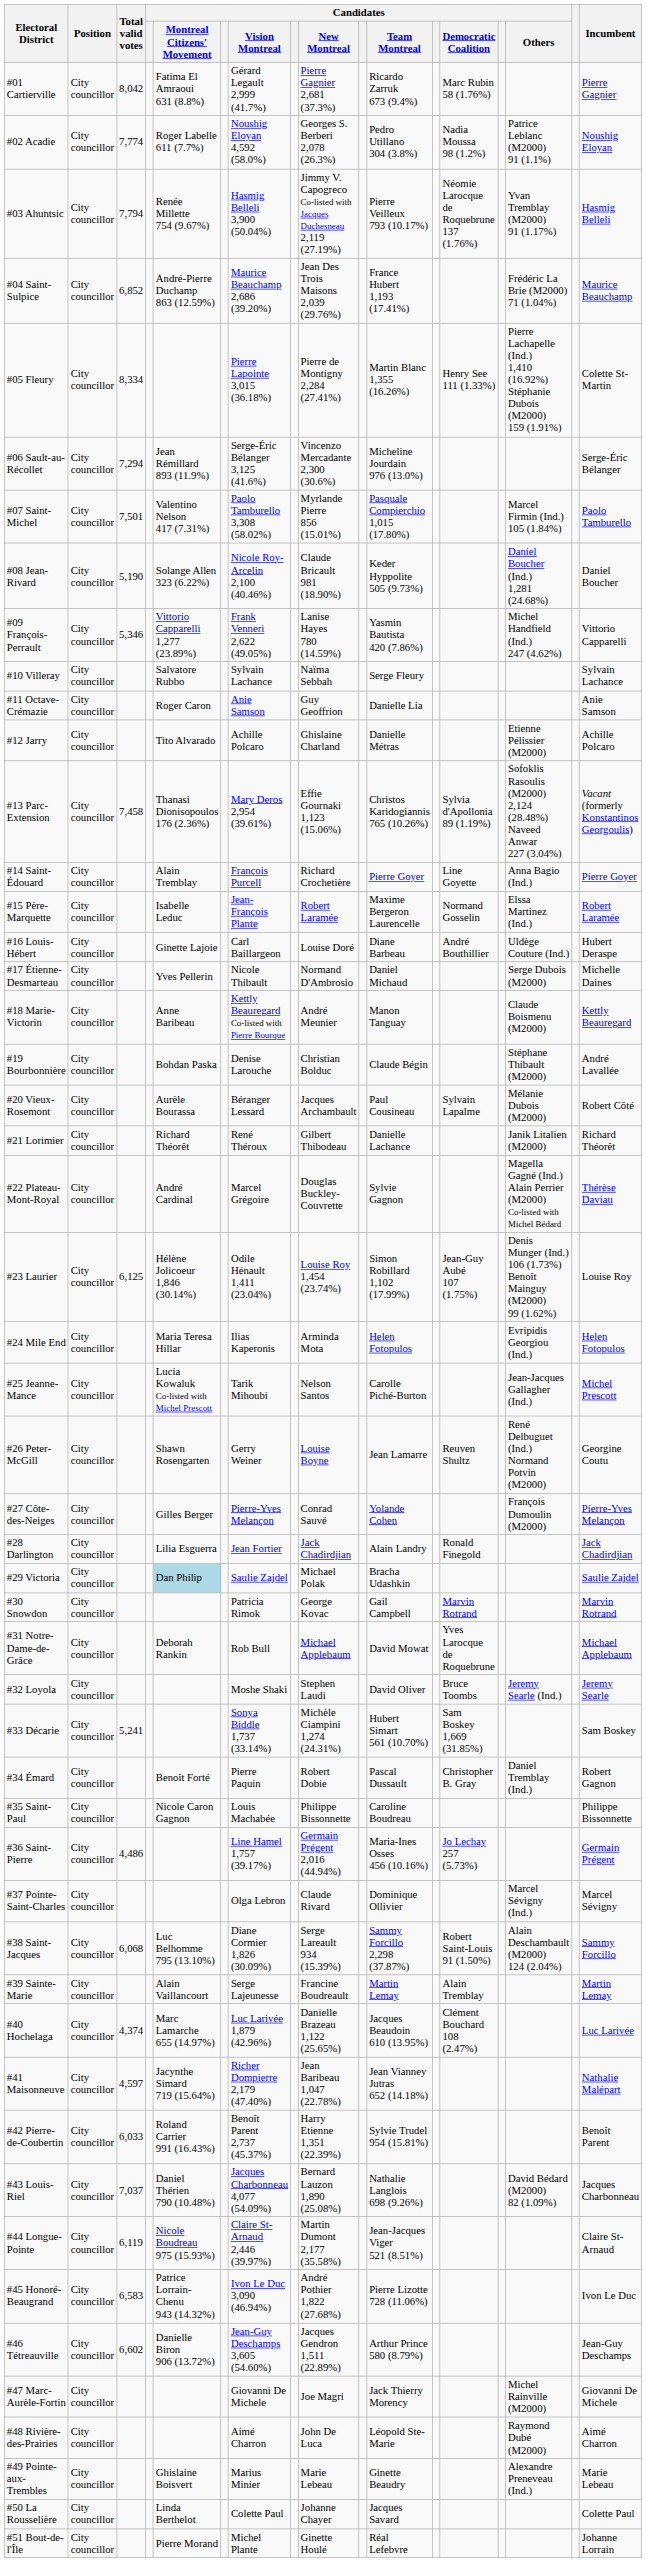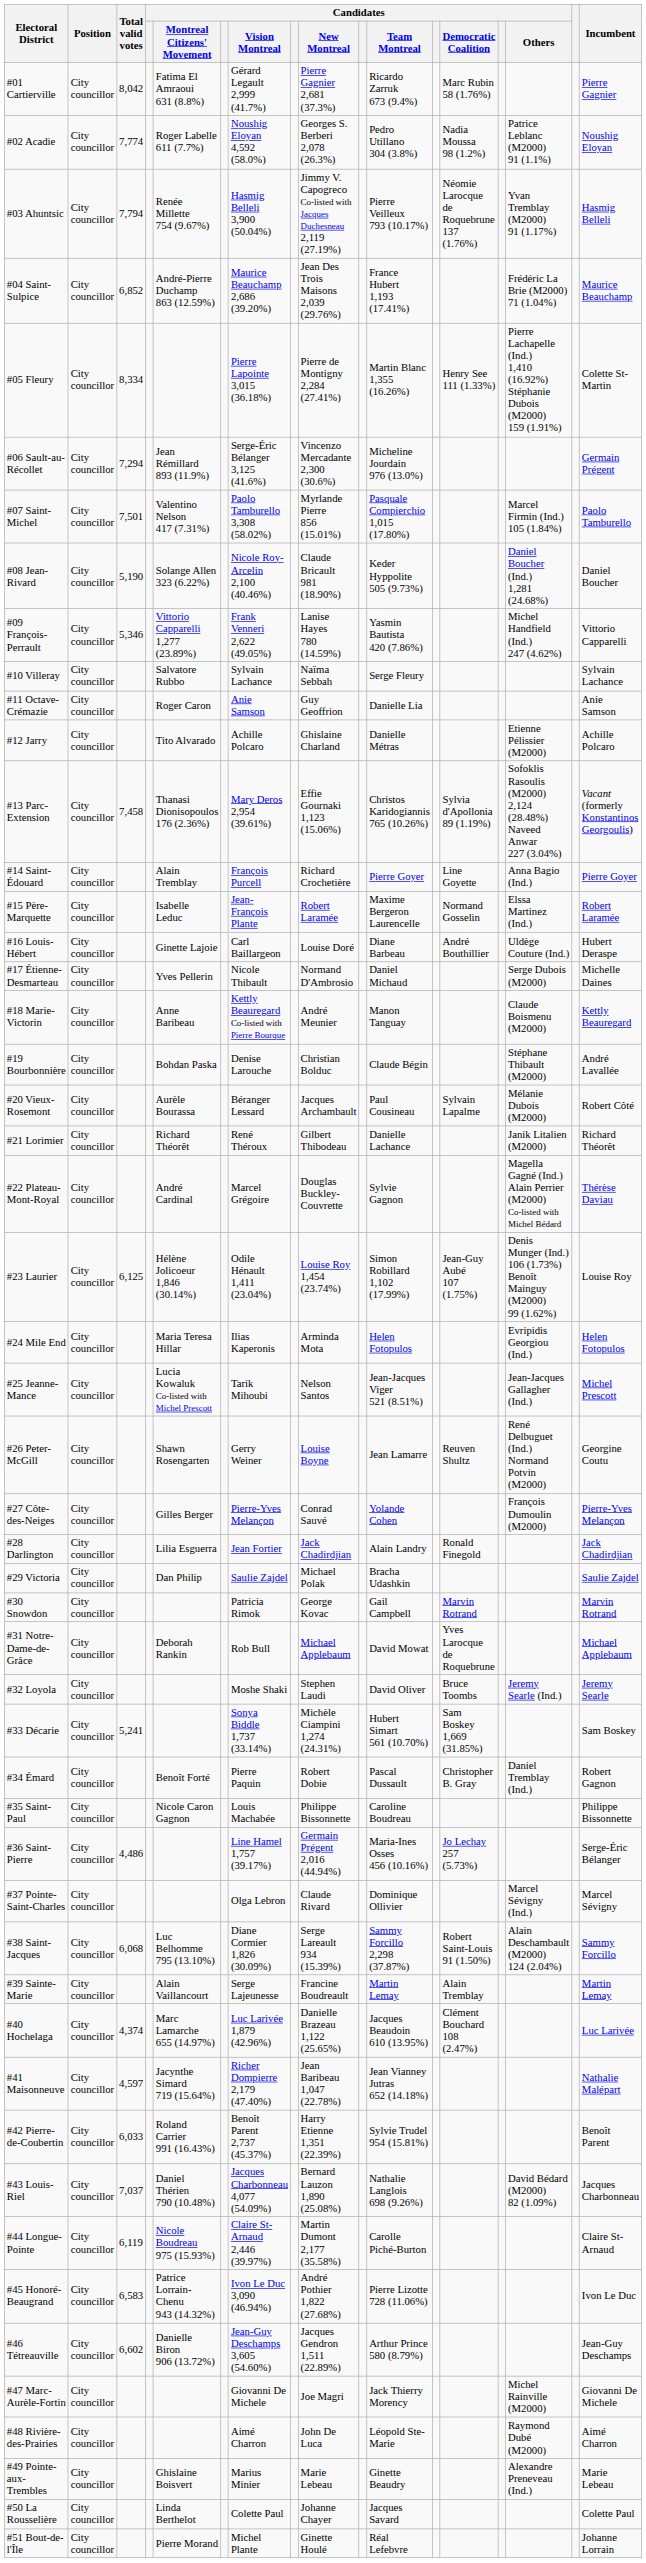(605, 463) Serge-Éric Bélanger -> (601, 463) Germain Prégent
(398, 1389) Carolle Piché-Burton -> (397, 1389) Jean-Jacques Viger 521 (8.51%)
(179, 1578) lightblue background -> (179, 1578) no background
(601, 1854) Germain Prégent -> (605, 1854) Serge-Éric Bélanger
(397, 2243) Jean-Jacques Viger 521 (8.51%) -> (398, 2243) Carolle Piché-Burton
